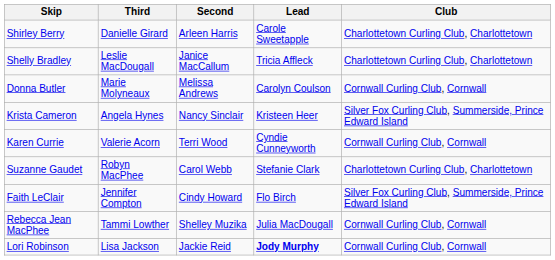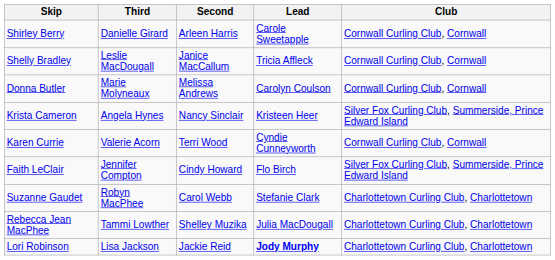(438, 34) Charlottetown Curling Club, Charlottetown -> (415, 34) Cornwall Curling Club, Cornwall
(438, 61) Charlottetown Curling Club, Charlottetown -> (415, 61) Cornwall Curling Club, Cornwall
rows swapped: (44, 170) <-> (35, 198)
(415, 225) Cornwall Curling Club, Cornwall -> (438, 225) Charlottetown Curling Club, Charlottetown
(415, 247) Cornwall Curling Club, Cornwall -> (438, 247) Charlottetown Curling Club, Charlottetown
